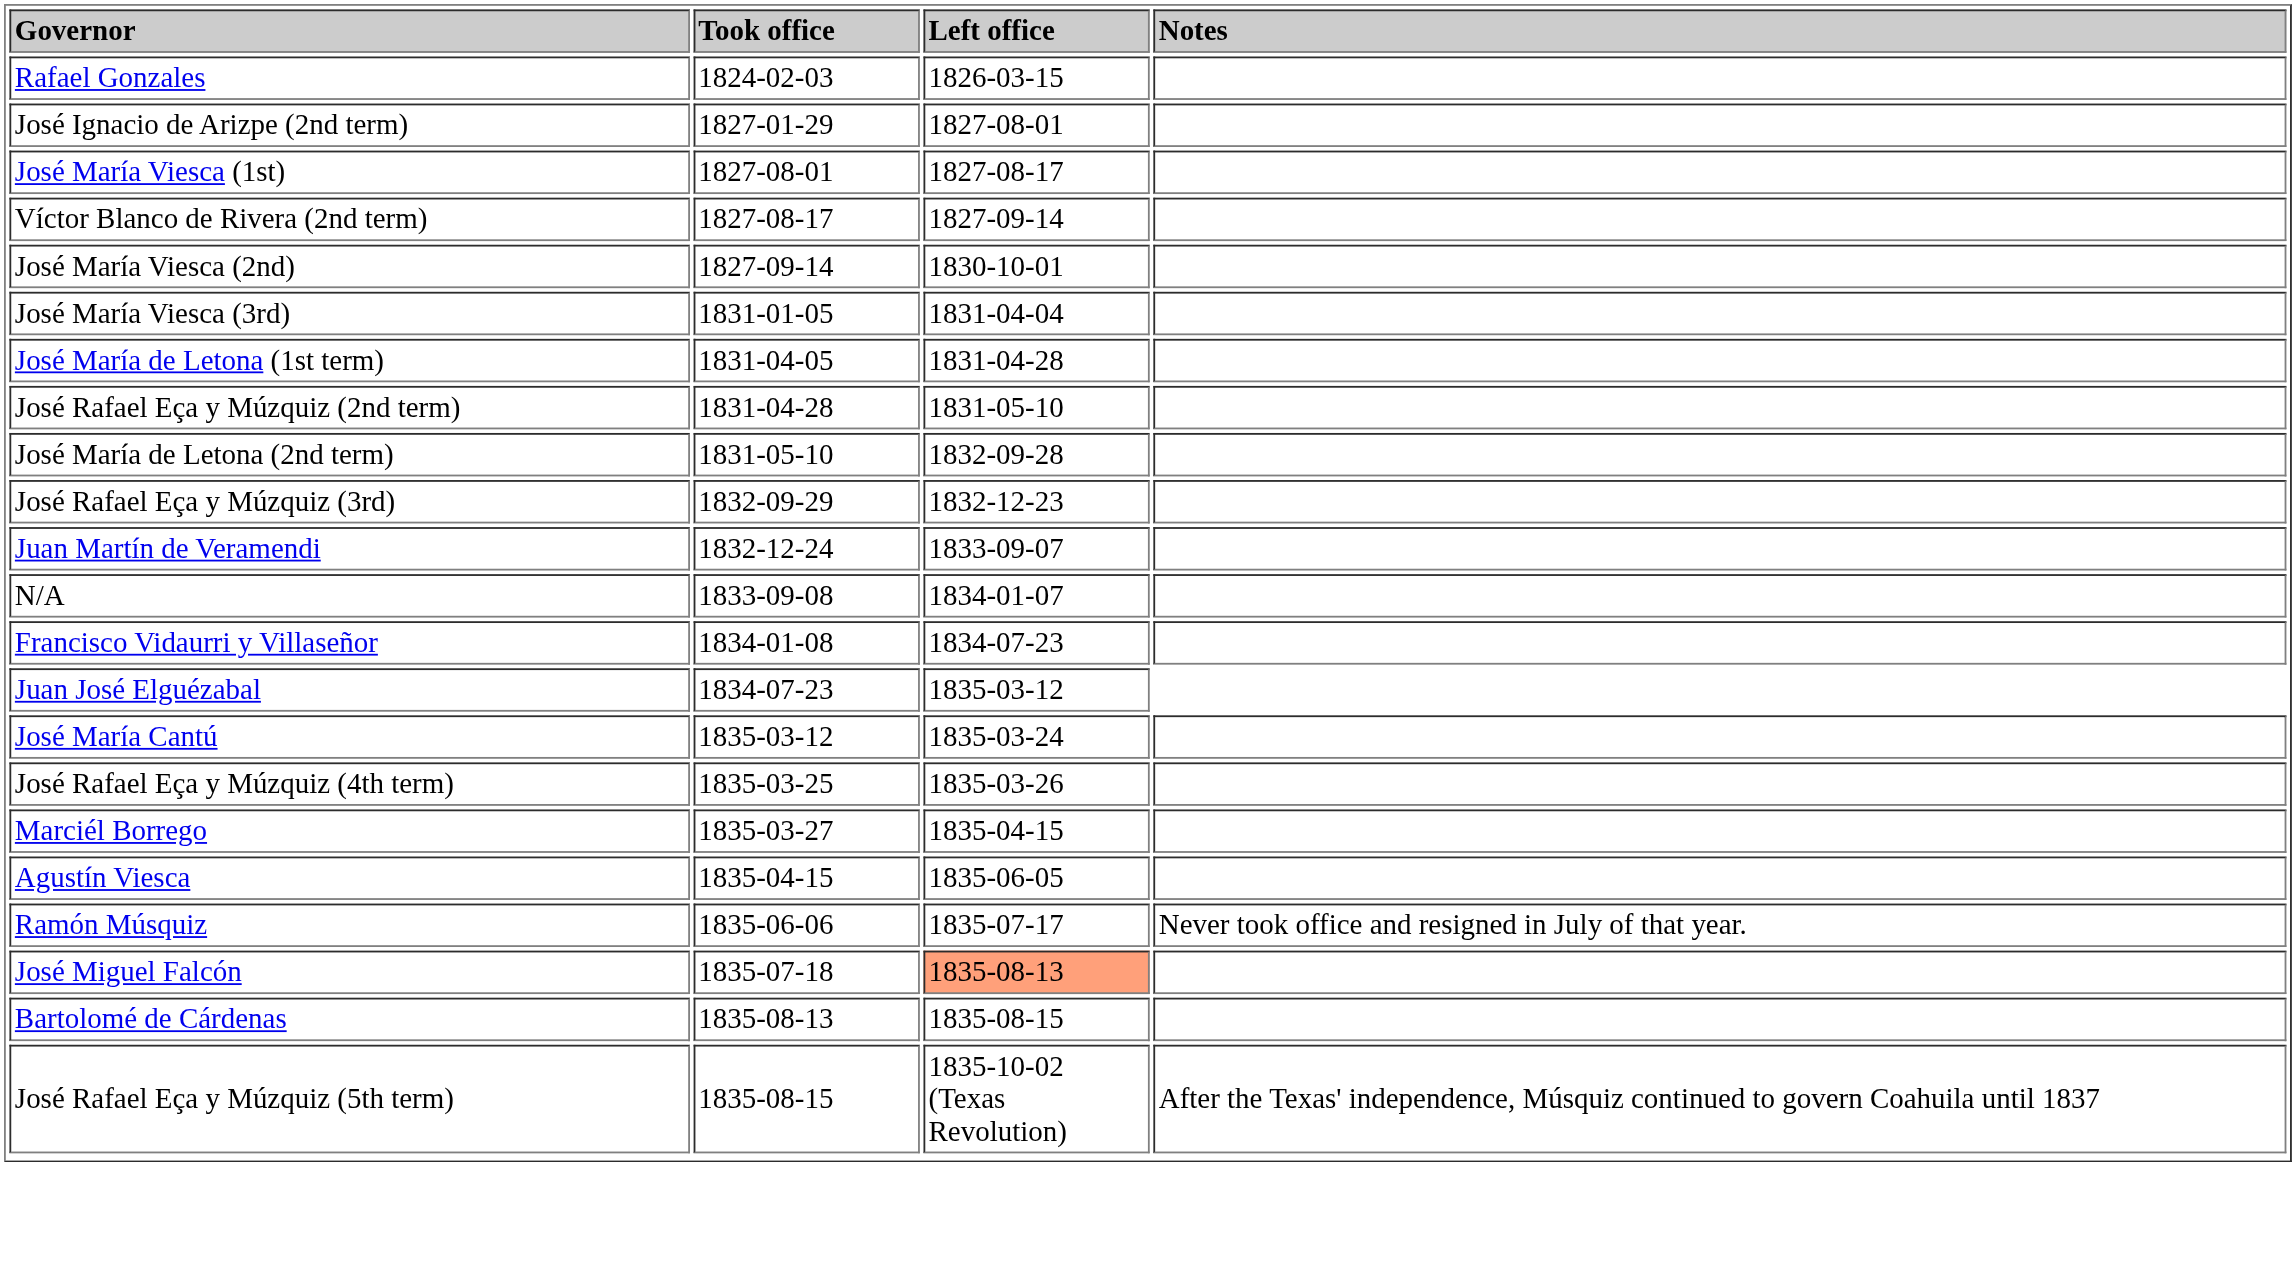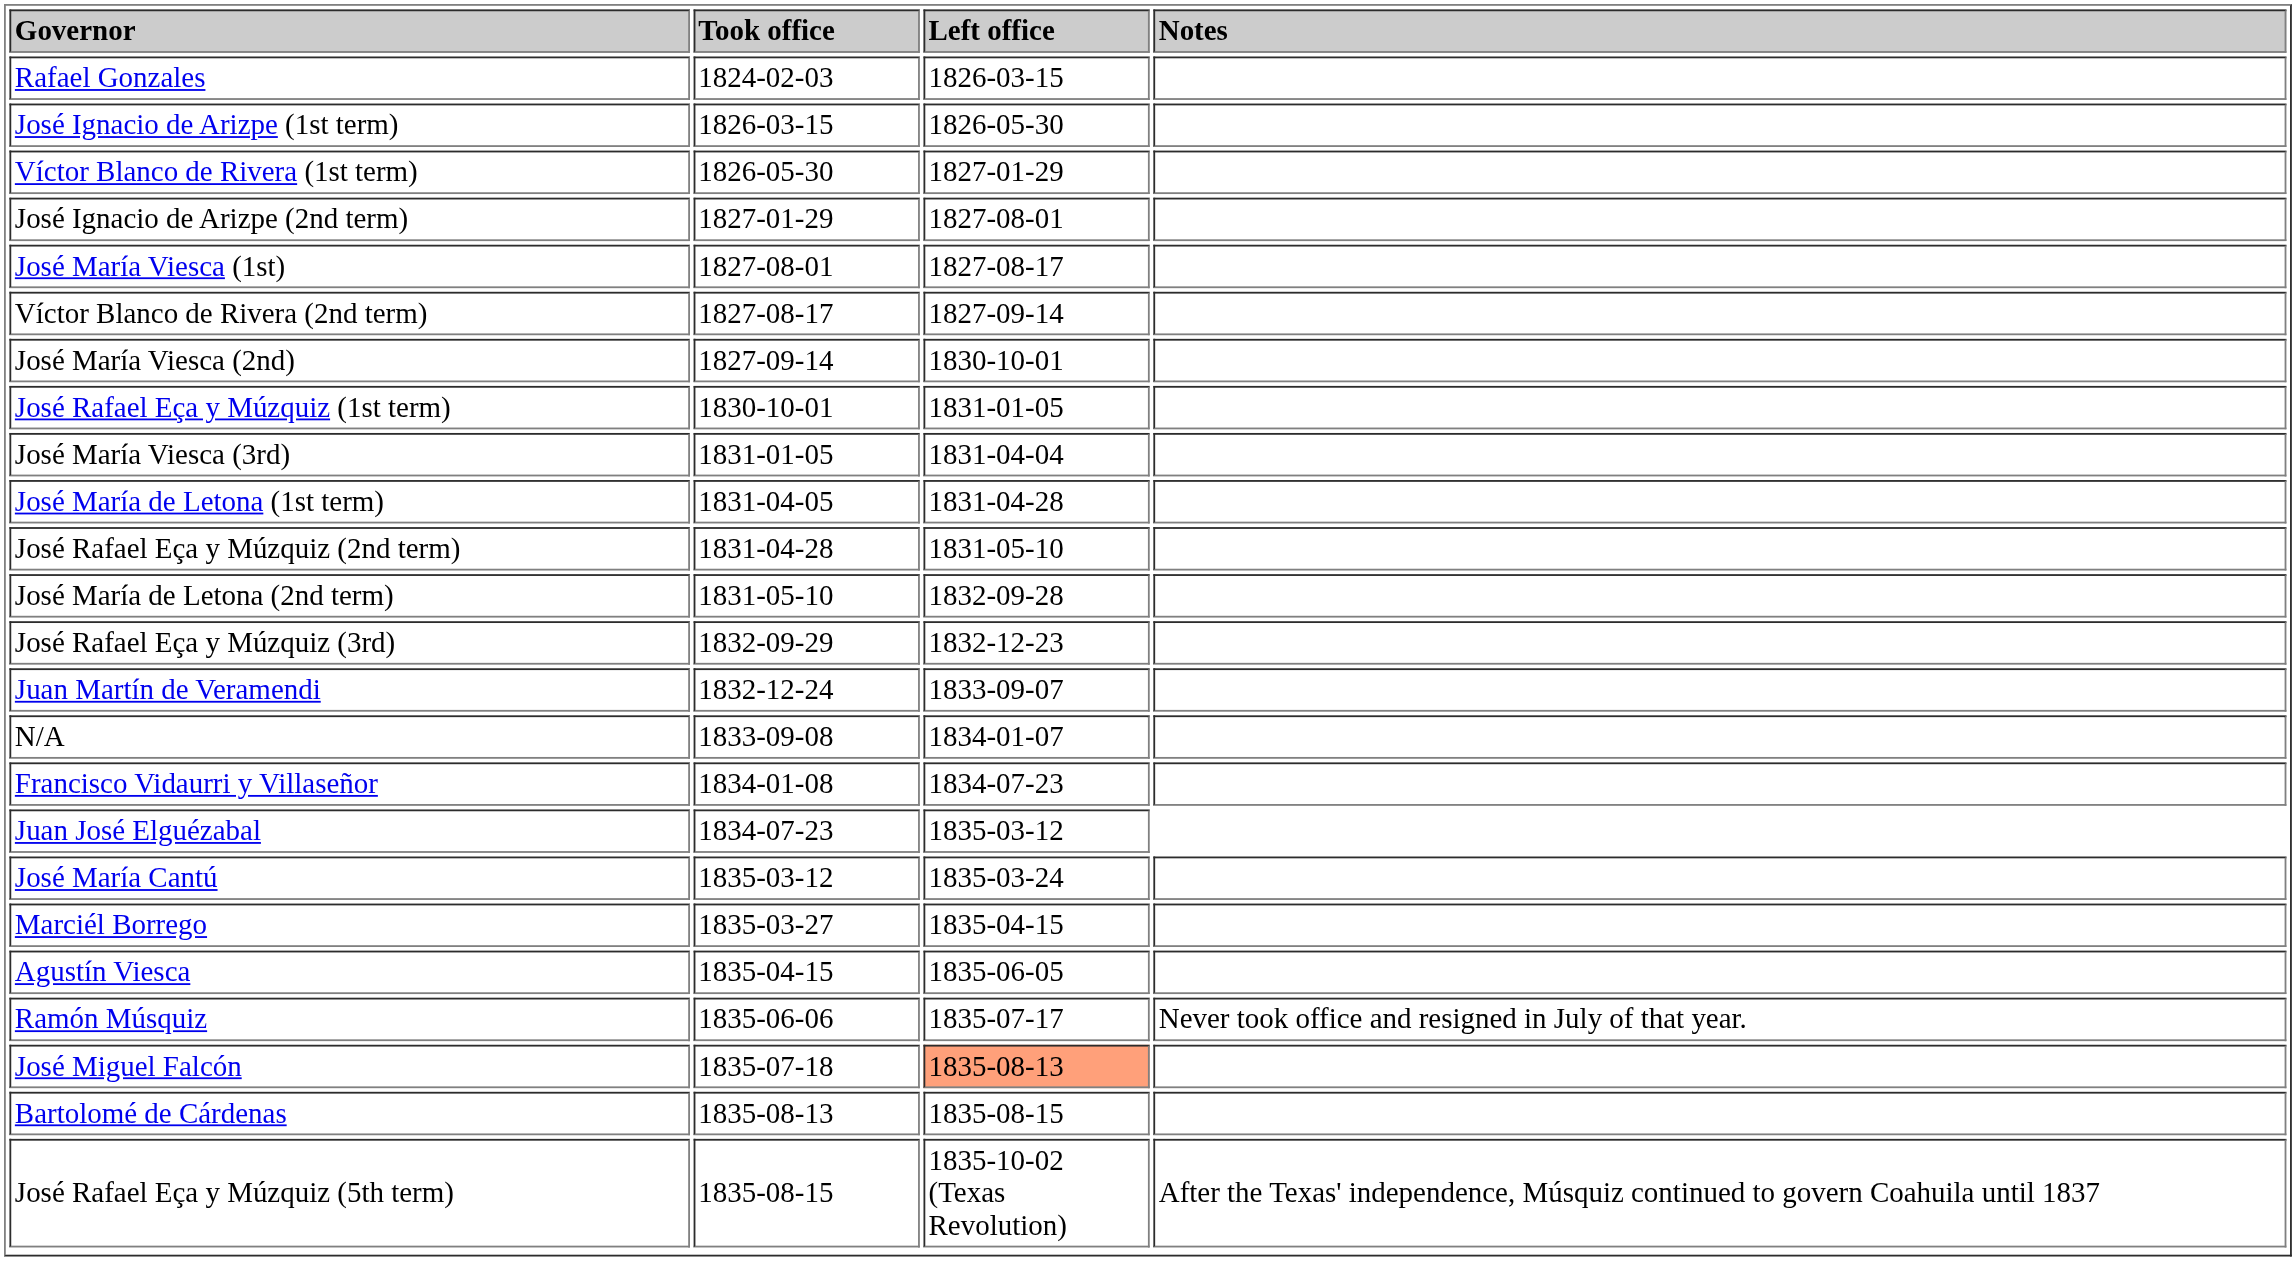+ row: (207, 124)
+ row: (216, 171)
+ row: (233, 407)
- row: (234, 783)
